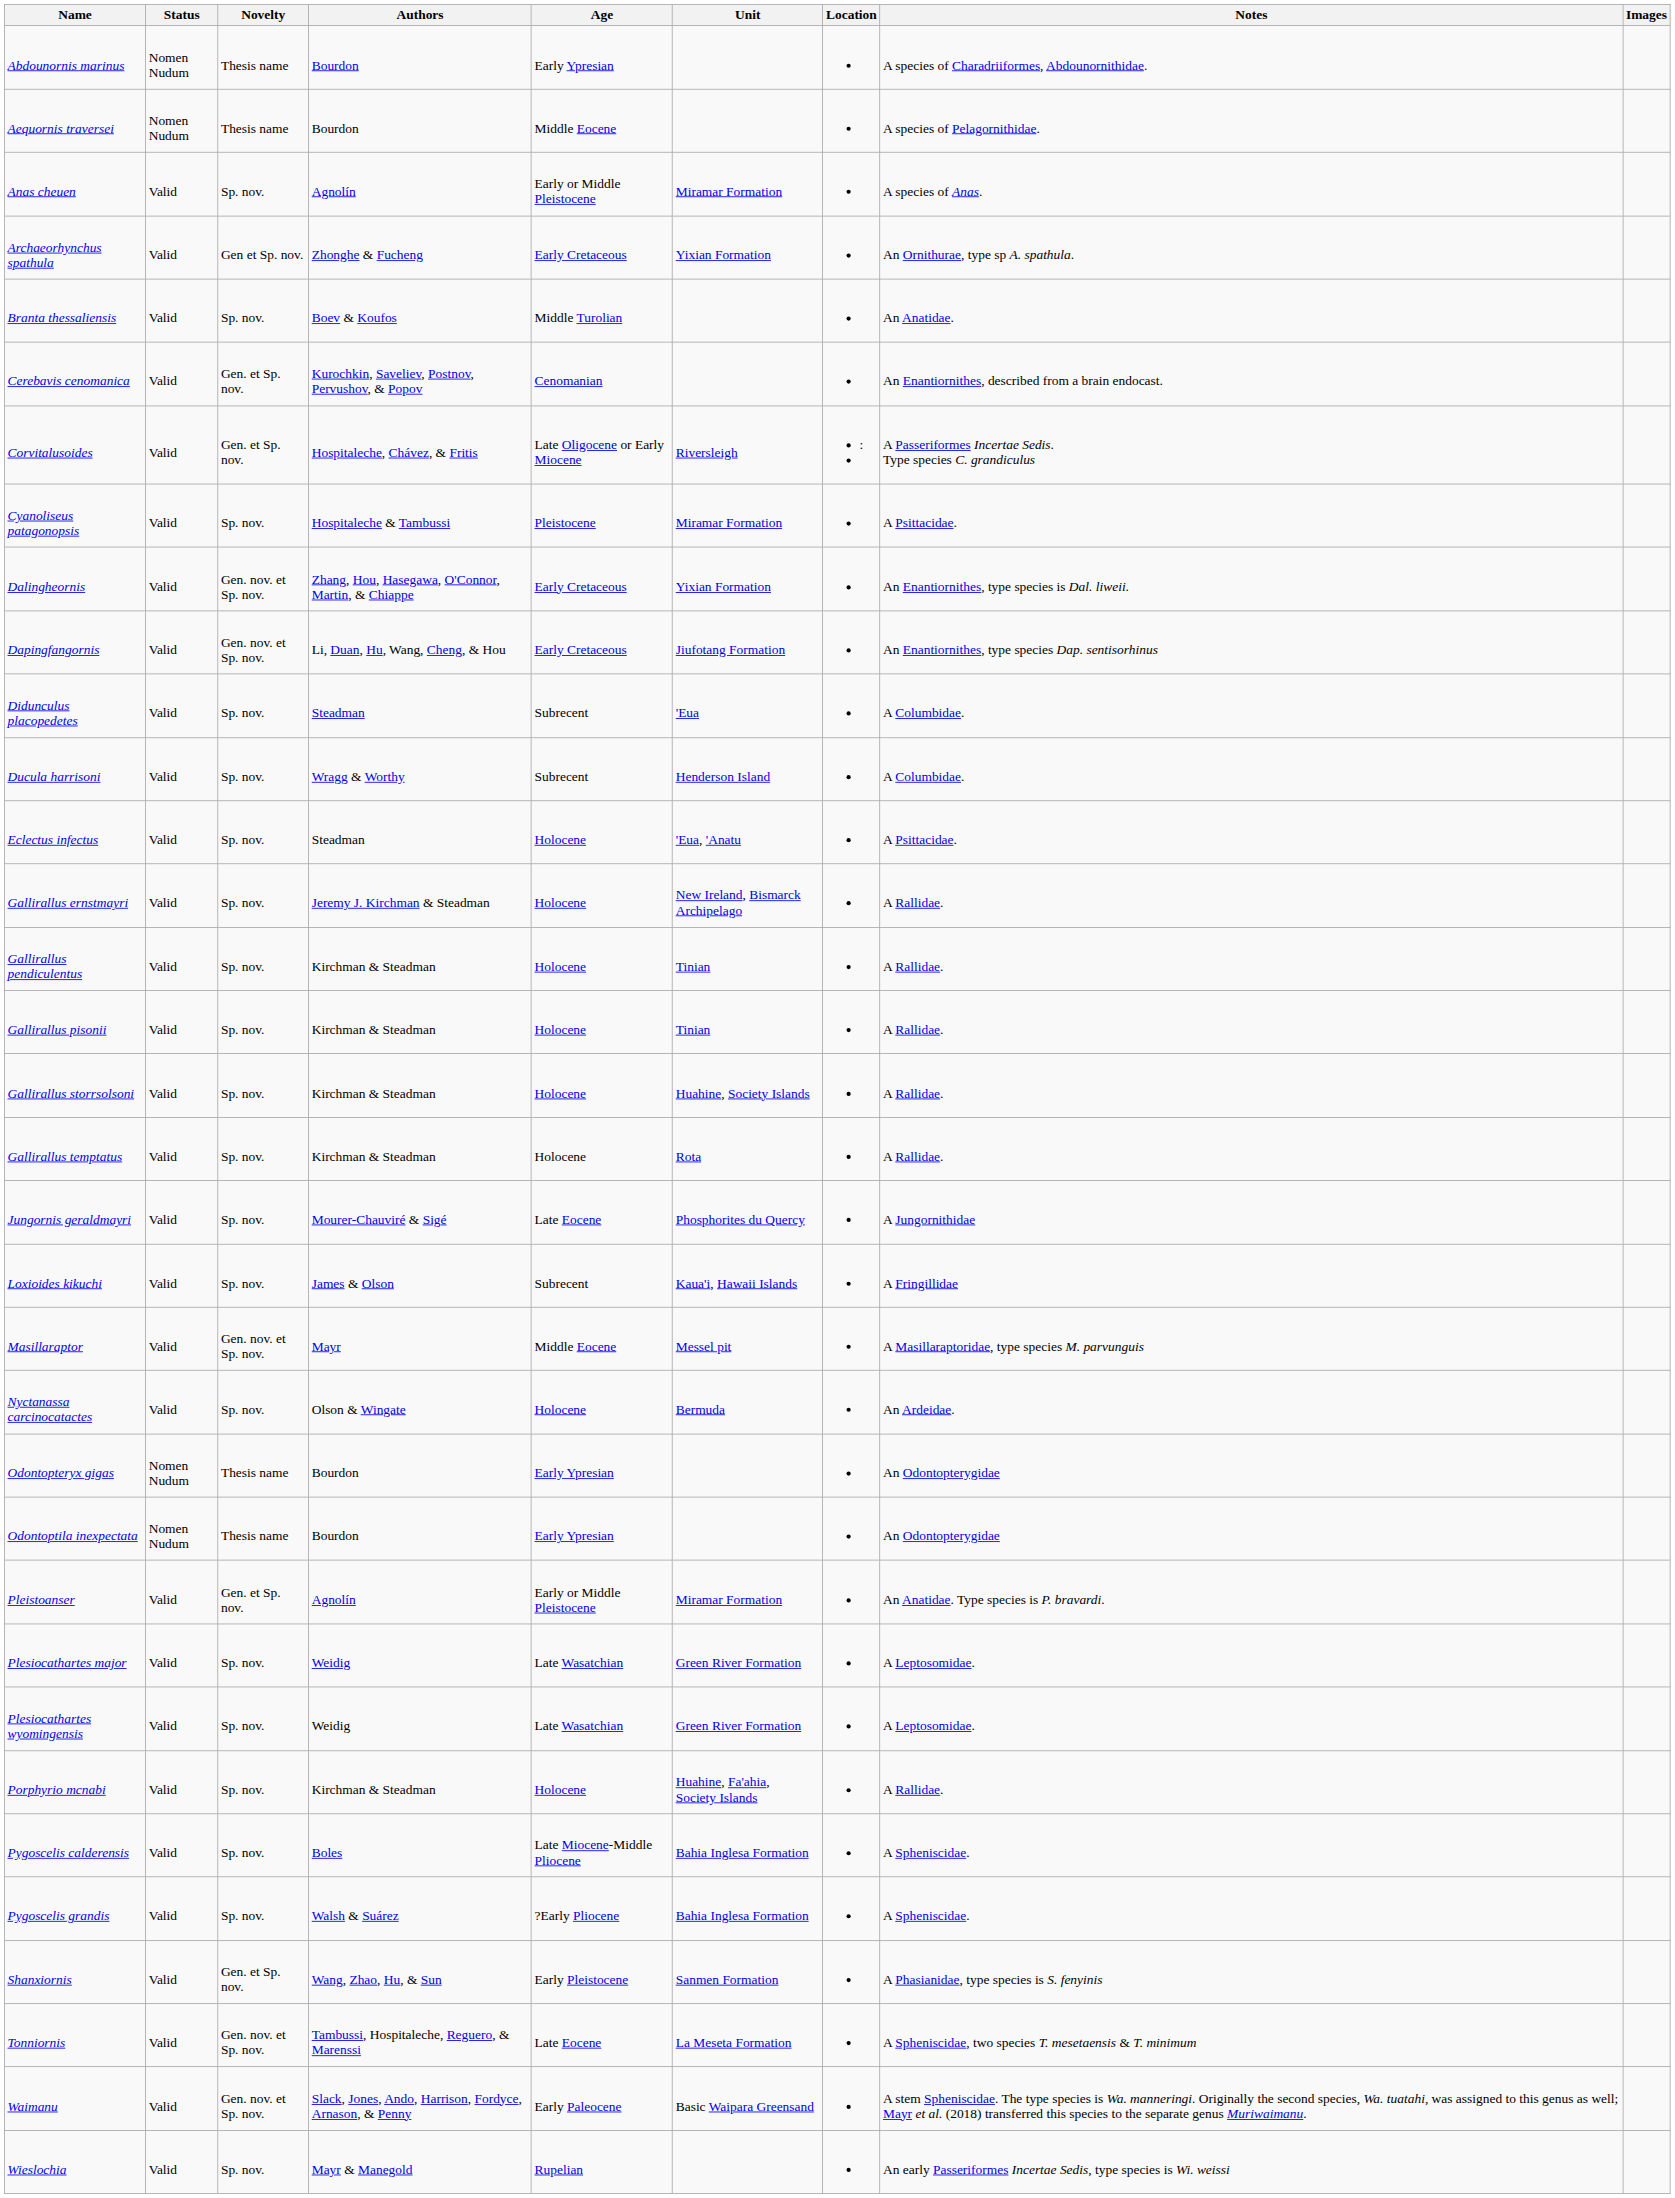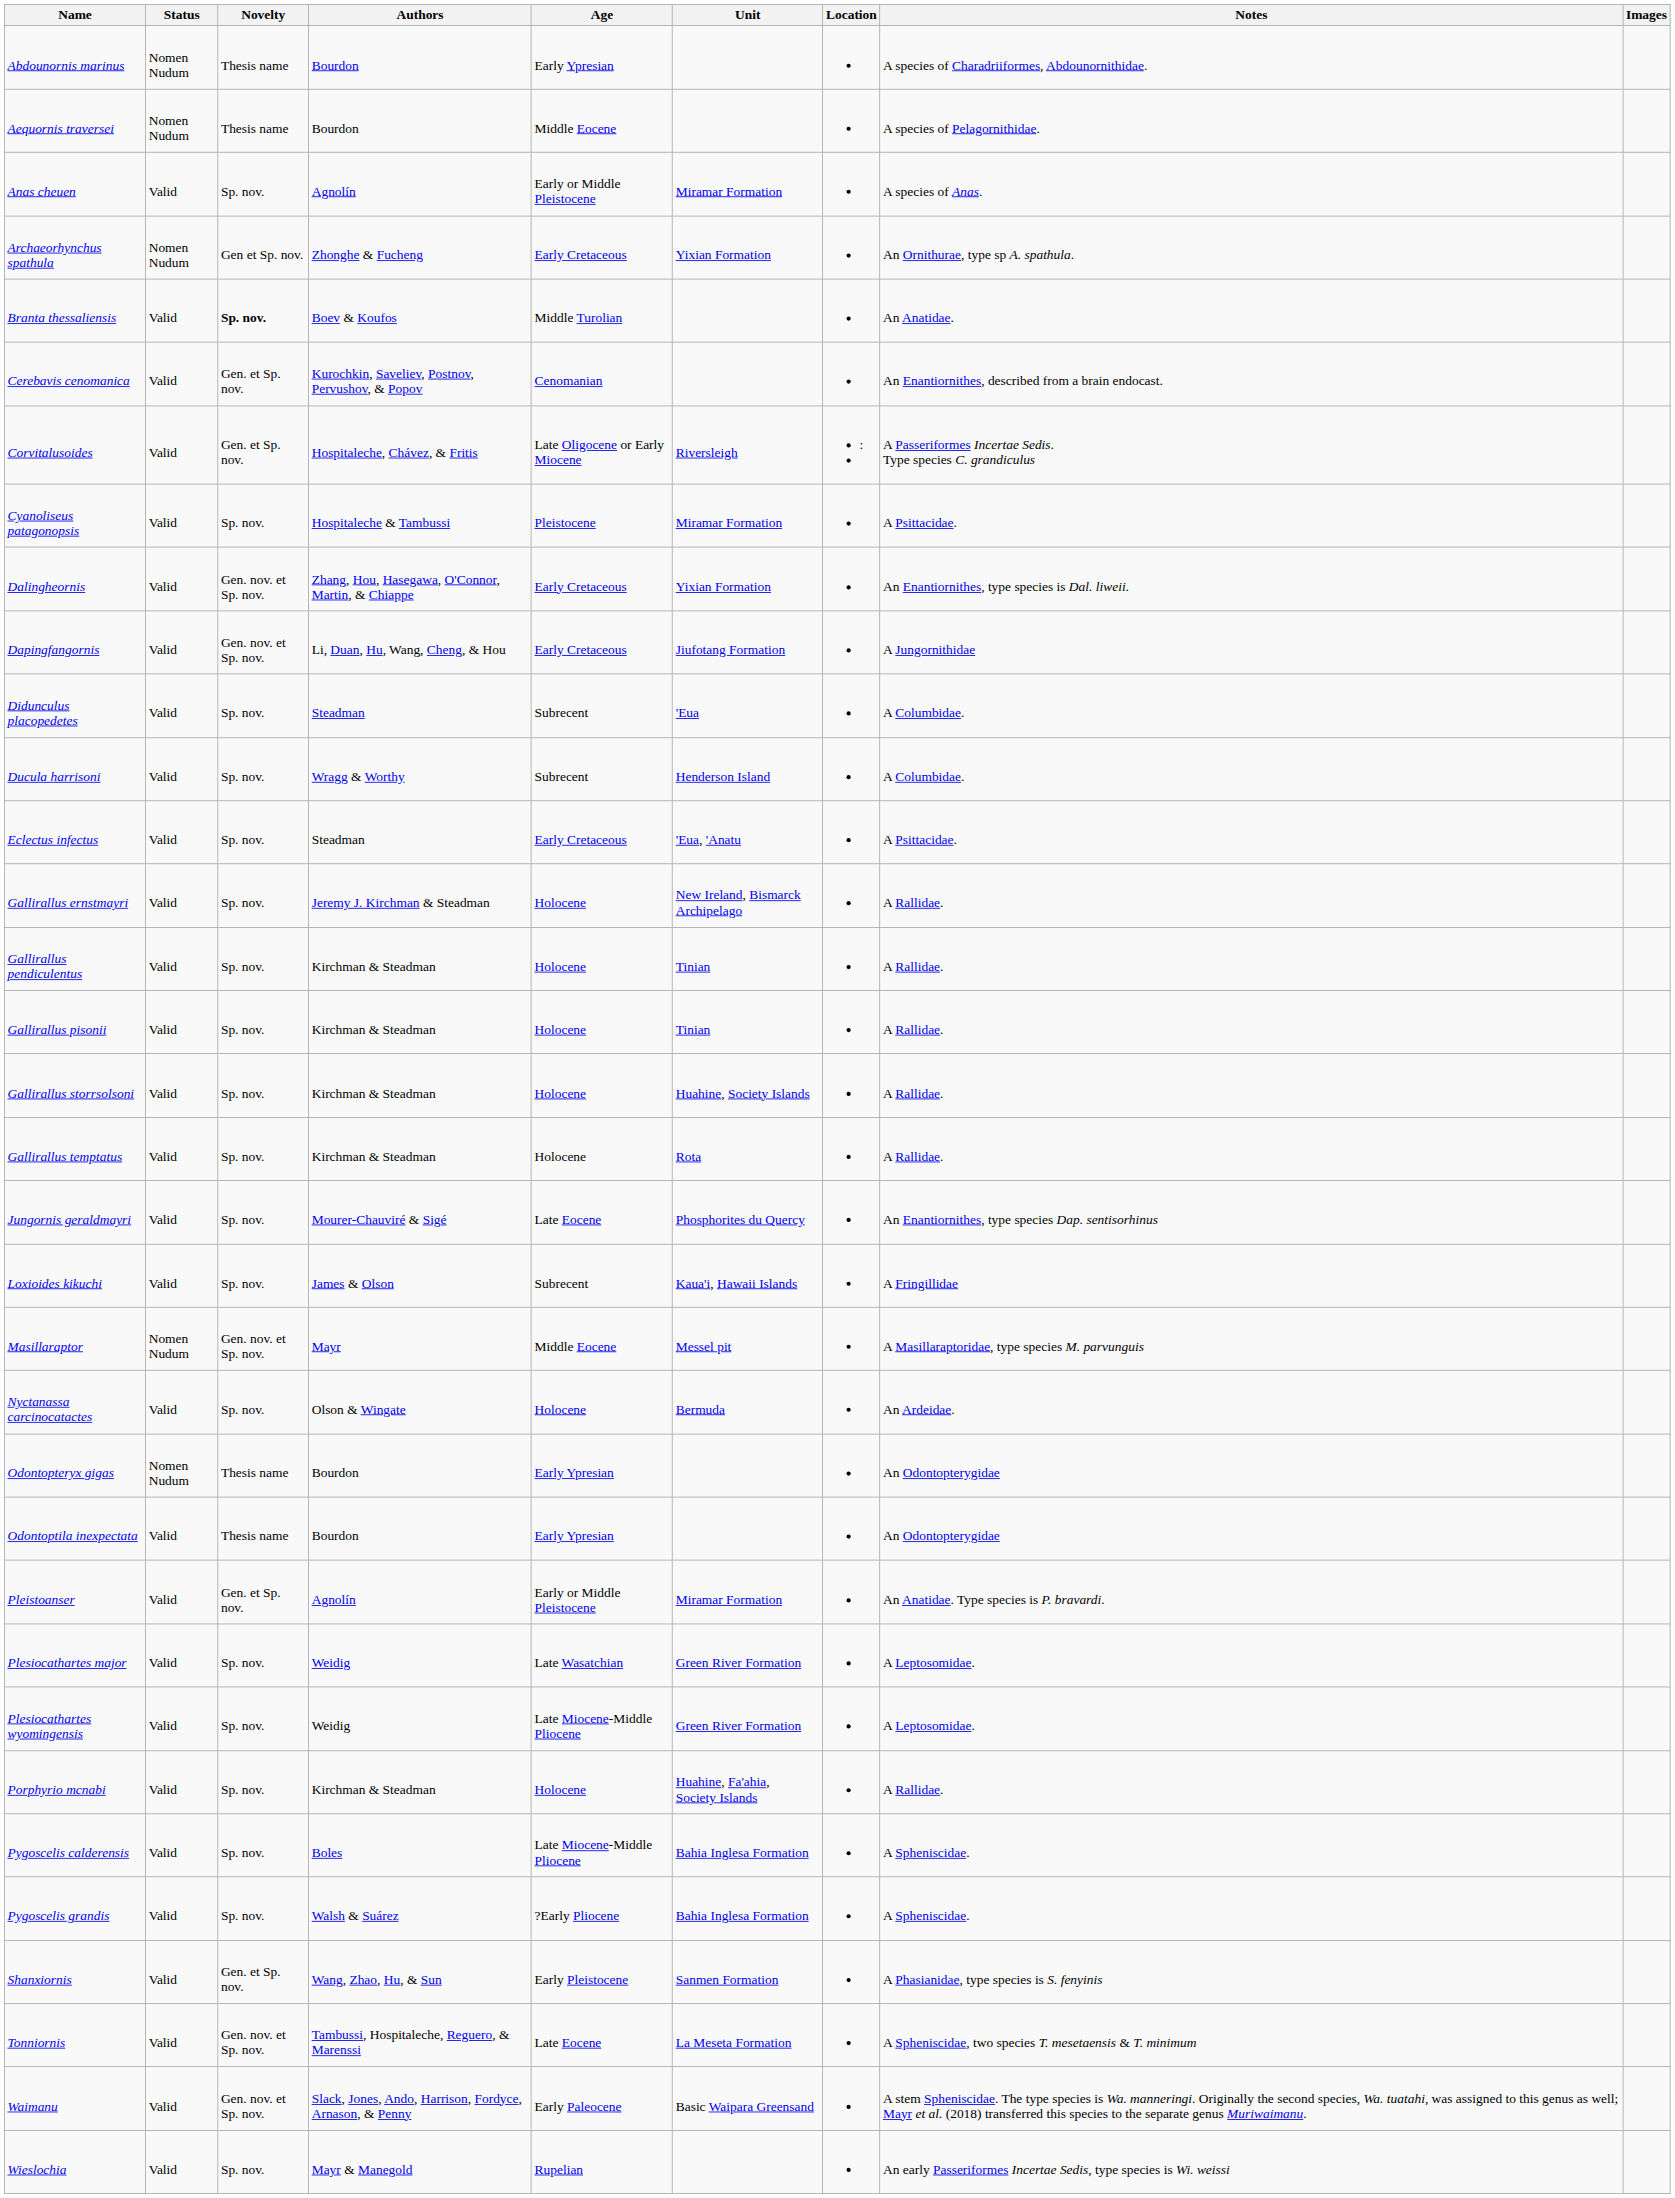(163, 254) Valid -> (169, 254) Nomen Nudum
(243, 318) normal -> (244, 318) bold
(1020, 649) An Enantiornithes, type species Dap. sentisorhinus -> (929, 649) A Jungornithidae
(560, 839) Holocene -> (581, 839) Early Cretaceous
(929, 1219) A Jungornithidae -> (1020, 1219) An Enantiornithes, type species Dap. sentisorhinus
(163, 1346) Valid -> (169, 1346) Nomen Nudum
(169, 1536) Nomen Nudum -> (163, 1536) Valid
(579, 1726) Late Wasatchian -> (593, 1726) Late Miocene-Middle Pliocene
